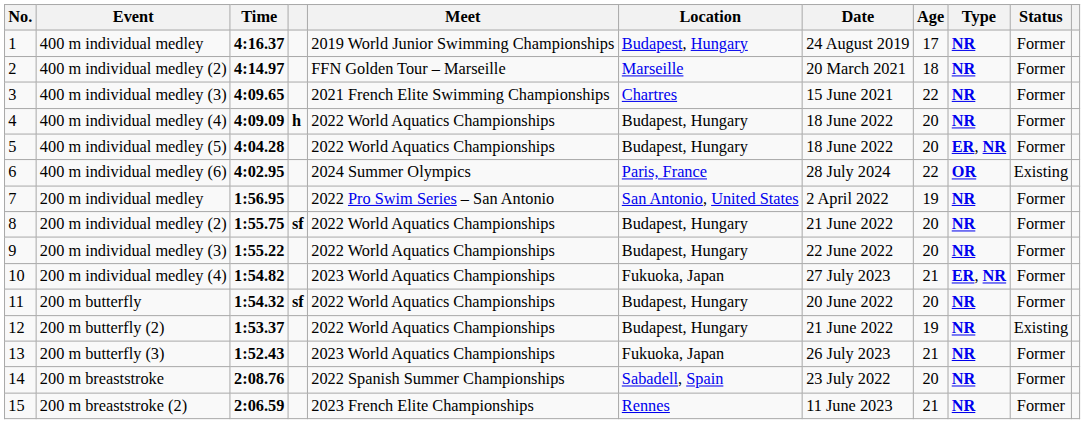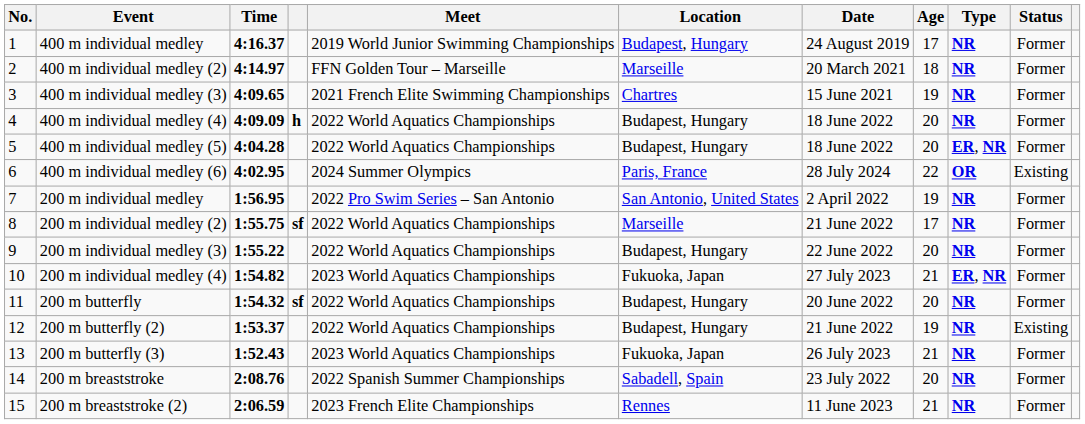(931, 95) 22 -> (931, 95) 19
(685, 224) Budapest, Hungary -> (653, 224) Marseille
(931, 224) 20 -> (931, 224) 17
